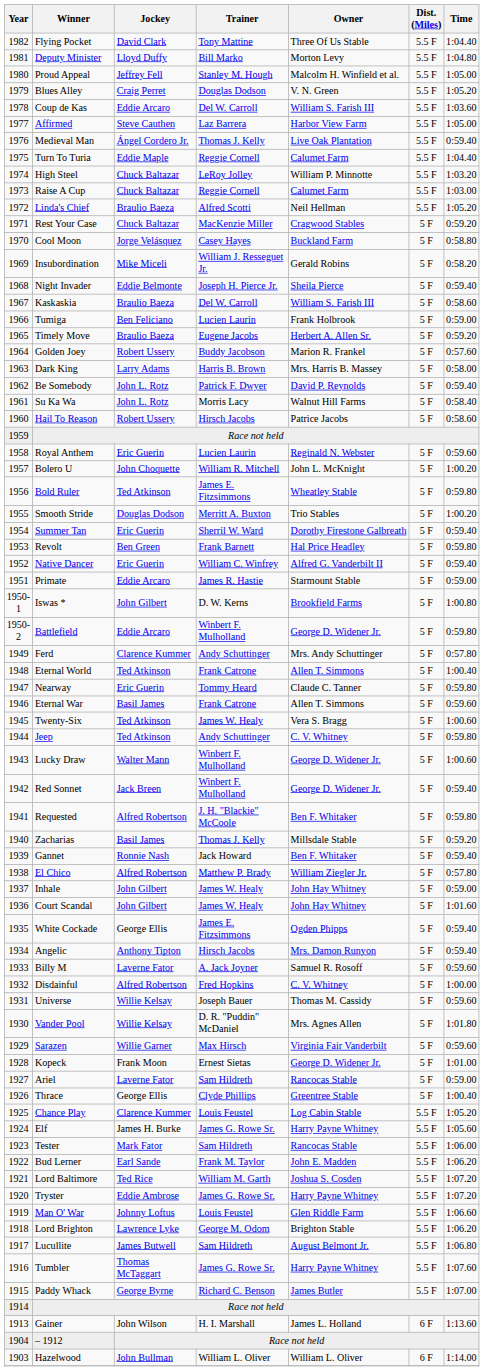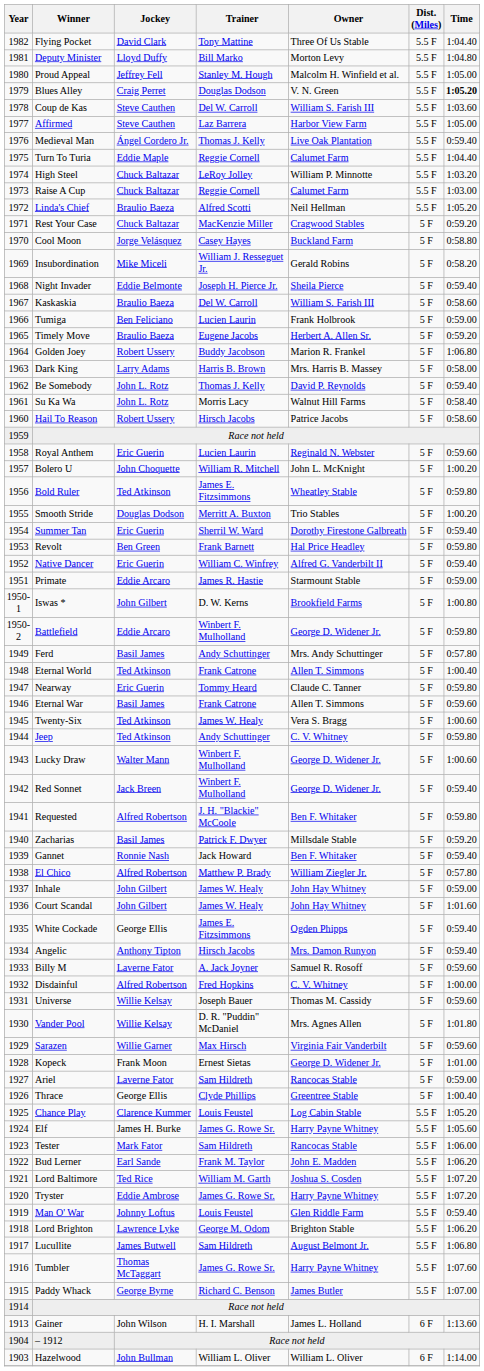(461, 91) normal -> (462, 91) bold
(143, 108) Eddie Arcaro -> (146, 108) Steve Cauthen
(461, 352) 0:57.60 -> (462, 352) 1:06.80
(233, 386) Patrick F. Dwyer -> (232, 386) Thomas J. Kelly
(154, 654) Clarence Kummer -> (141, 654) Basil James
(232, 839) Thomas J. Kelly -> (233, 839) Patrick F. Dwyer
(461, 1212) 1:06.60 -> (462, 1212) 0:59.40
